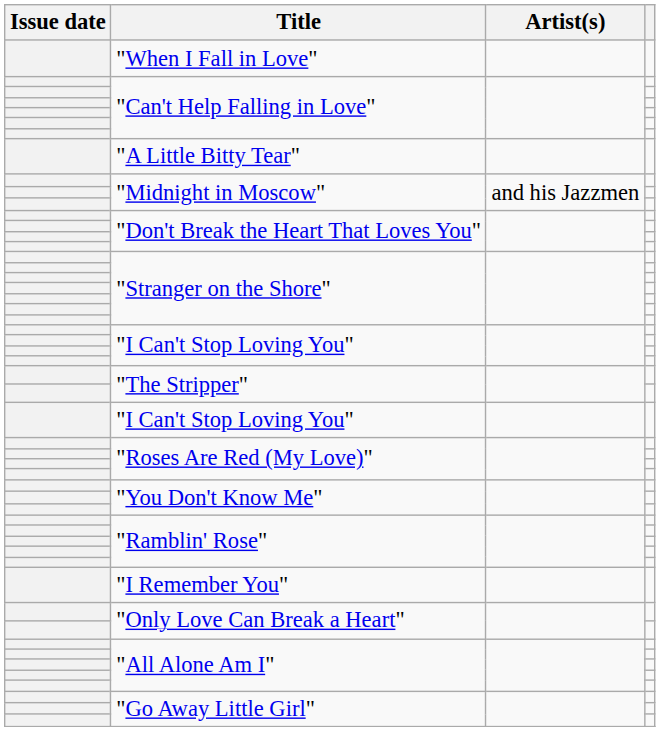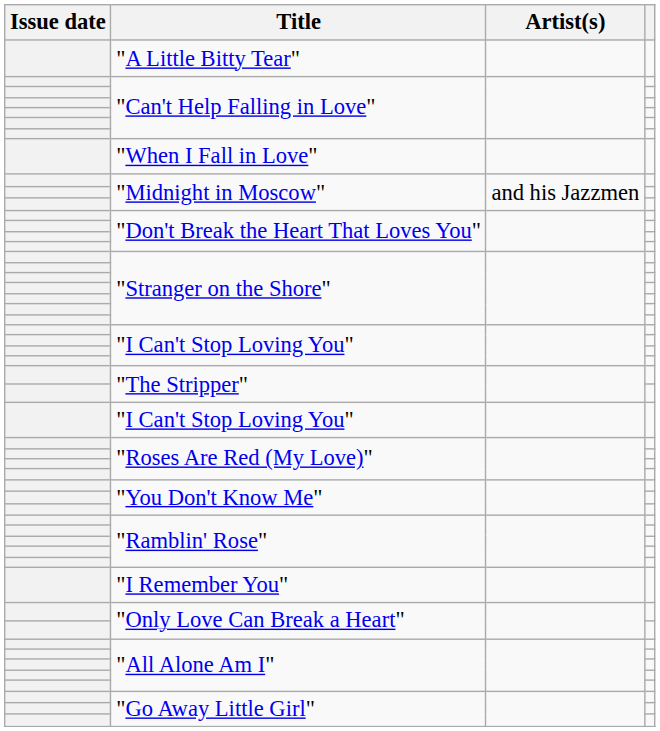rows swapped: (217, 58) <-> (208, 156)
